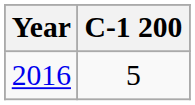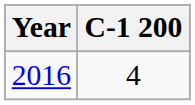(134, 74) 5 -> (134, 74) 4
